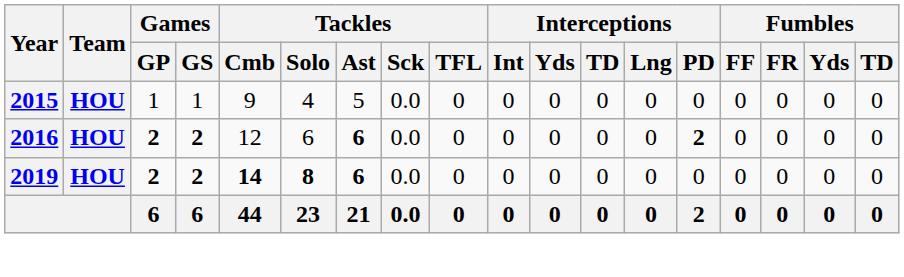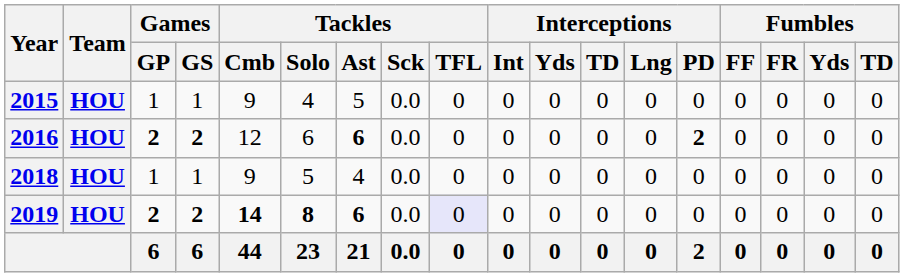+ row: (34, 175)
(459, 175) no background -> (459, 213) lavender background
